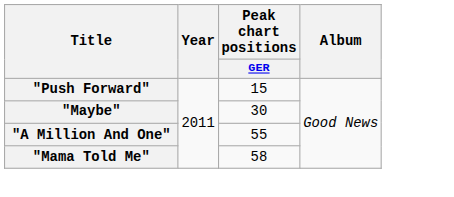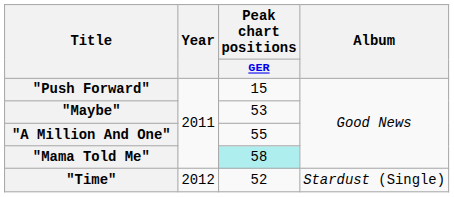(259, 112) 30 -> (259, 112) 53
(259, 157) no background -> (259, 157) paleturquoise background
+ row: (91, 180)
